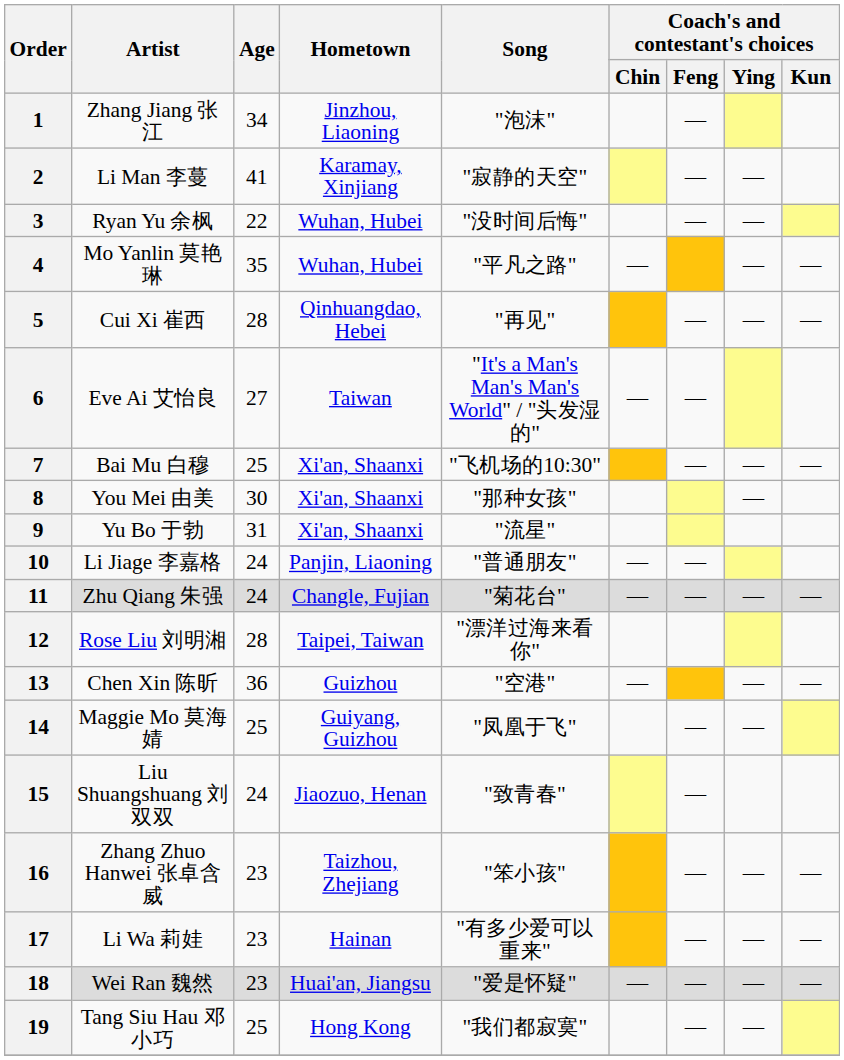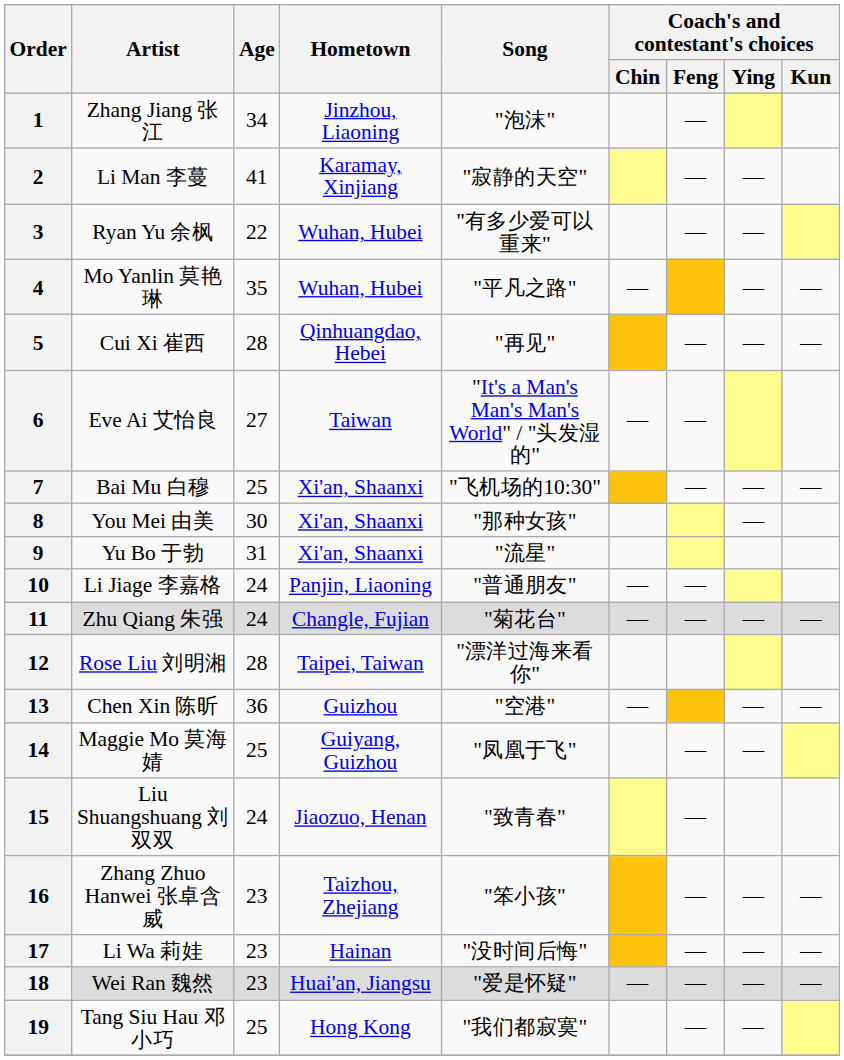(525, 220) "没时间后悔" -> (525, 231) "有多少爱可以重来"
(525, 939) "有多少爱可以重来" -> (525, 951) "没时间后悔"
